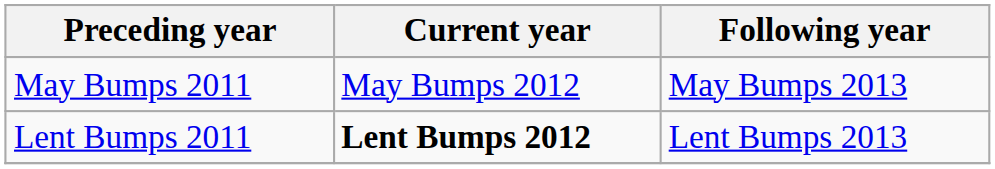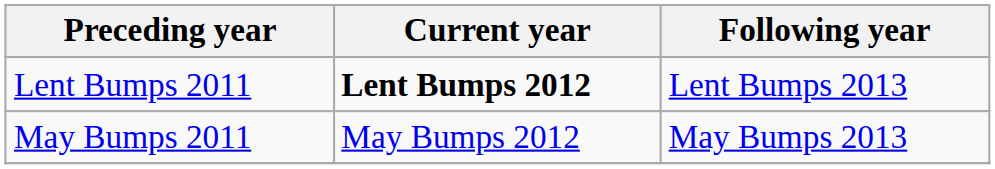rows swapped: (133, 136) <-> (133, 83)
